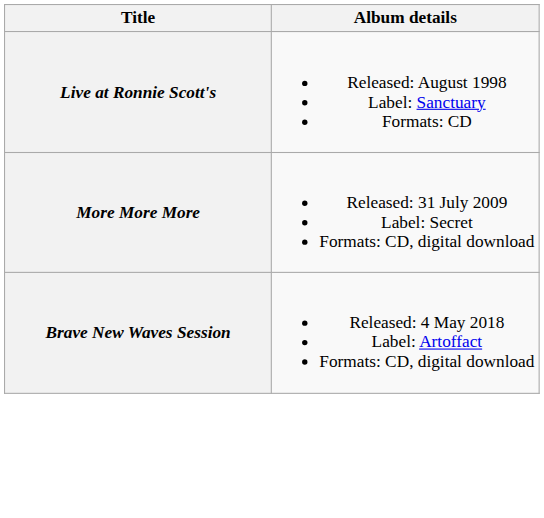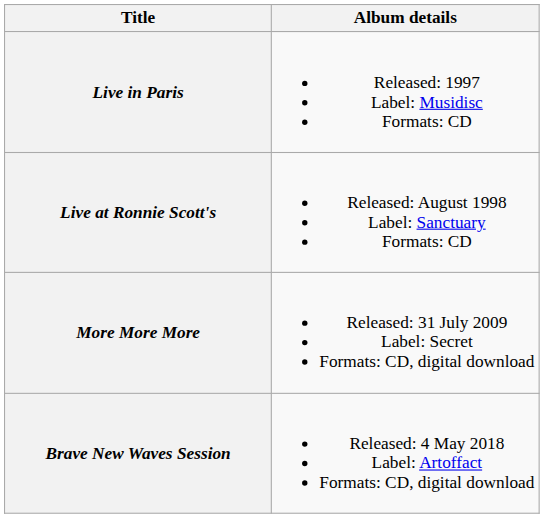+ row: (138, 92)
